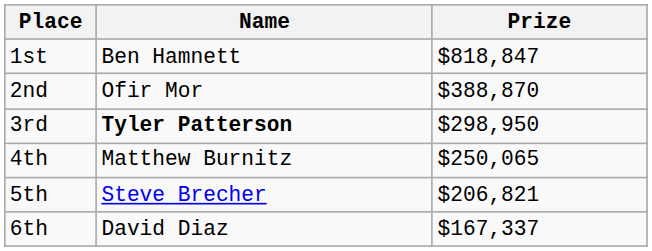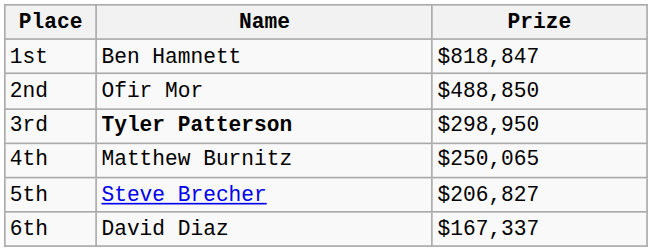(488, 91) $388,870 -> (488, 91) $488,850
(488, 195) $206,821 -> (488, 195) $206,827
